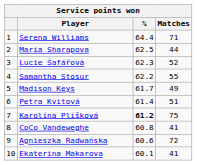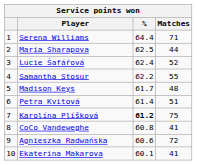(144, 62) 62.3 -> (144, 62) 62.4
(174, 88) 49 -> (174, 88) 48
